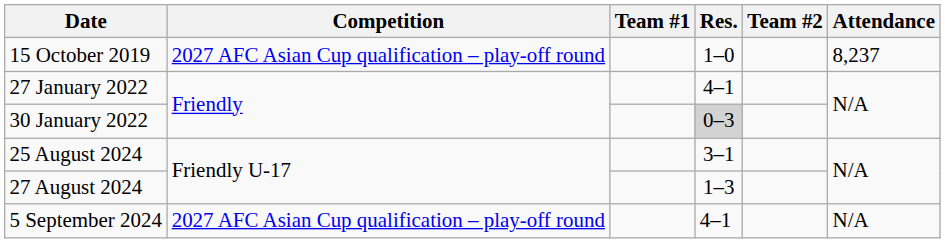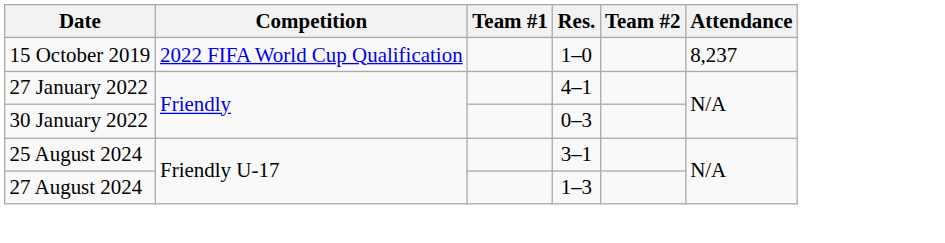(388, 54) 2027 AFC Asian Cup qualification – play-off round -> (311, 54) 2022 FIFA World Cup Qualification
(719, 120) lightgrey background -> (576, 120) no background
- row: (86, 220)
